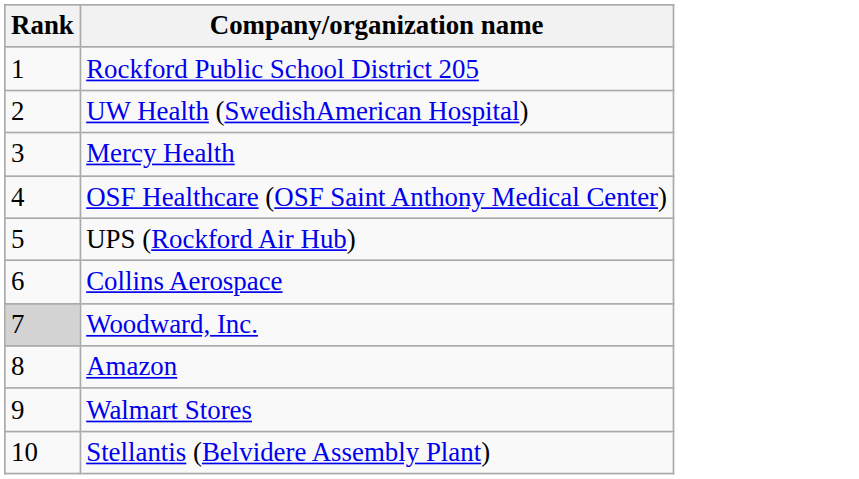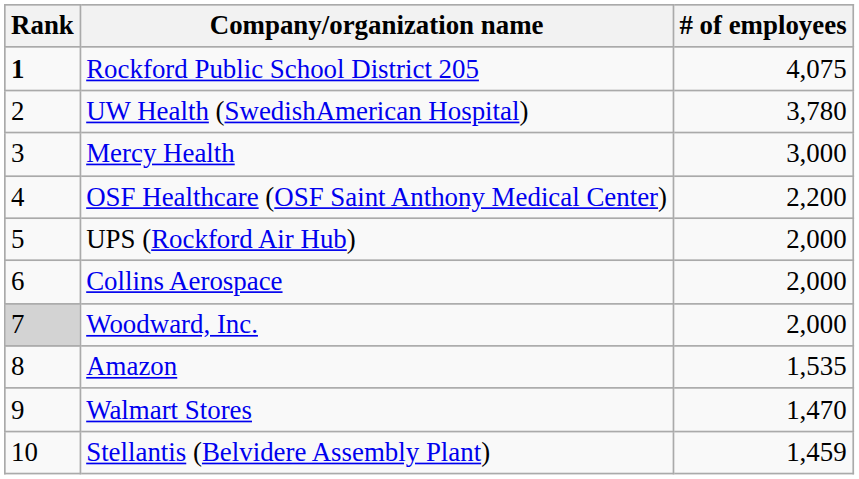+ column: (763, 25)
(18, 68) normal -> (18, 68) bold
